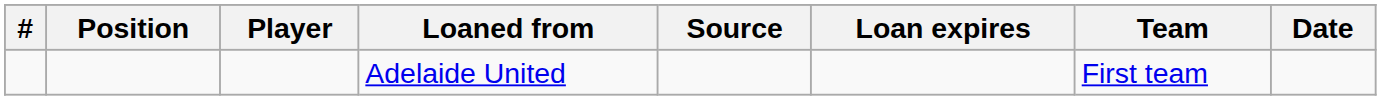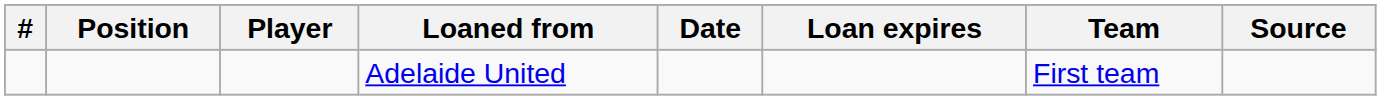columns swapped: (1323, 28) <-> (735, 28)
